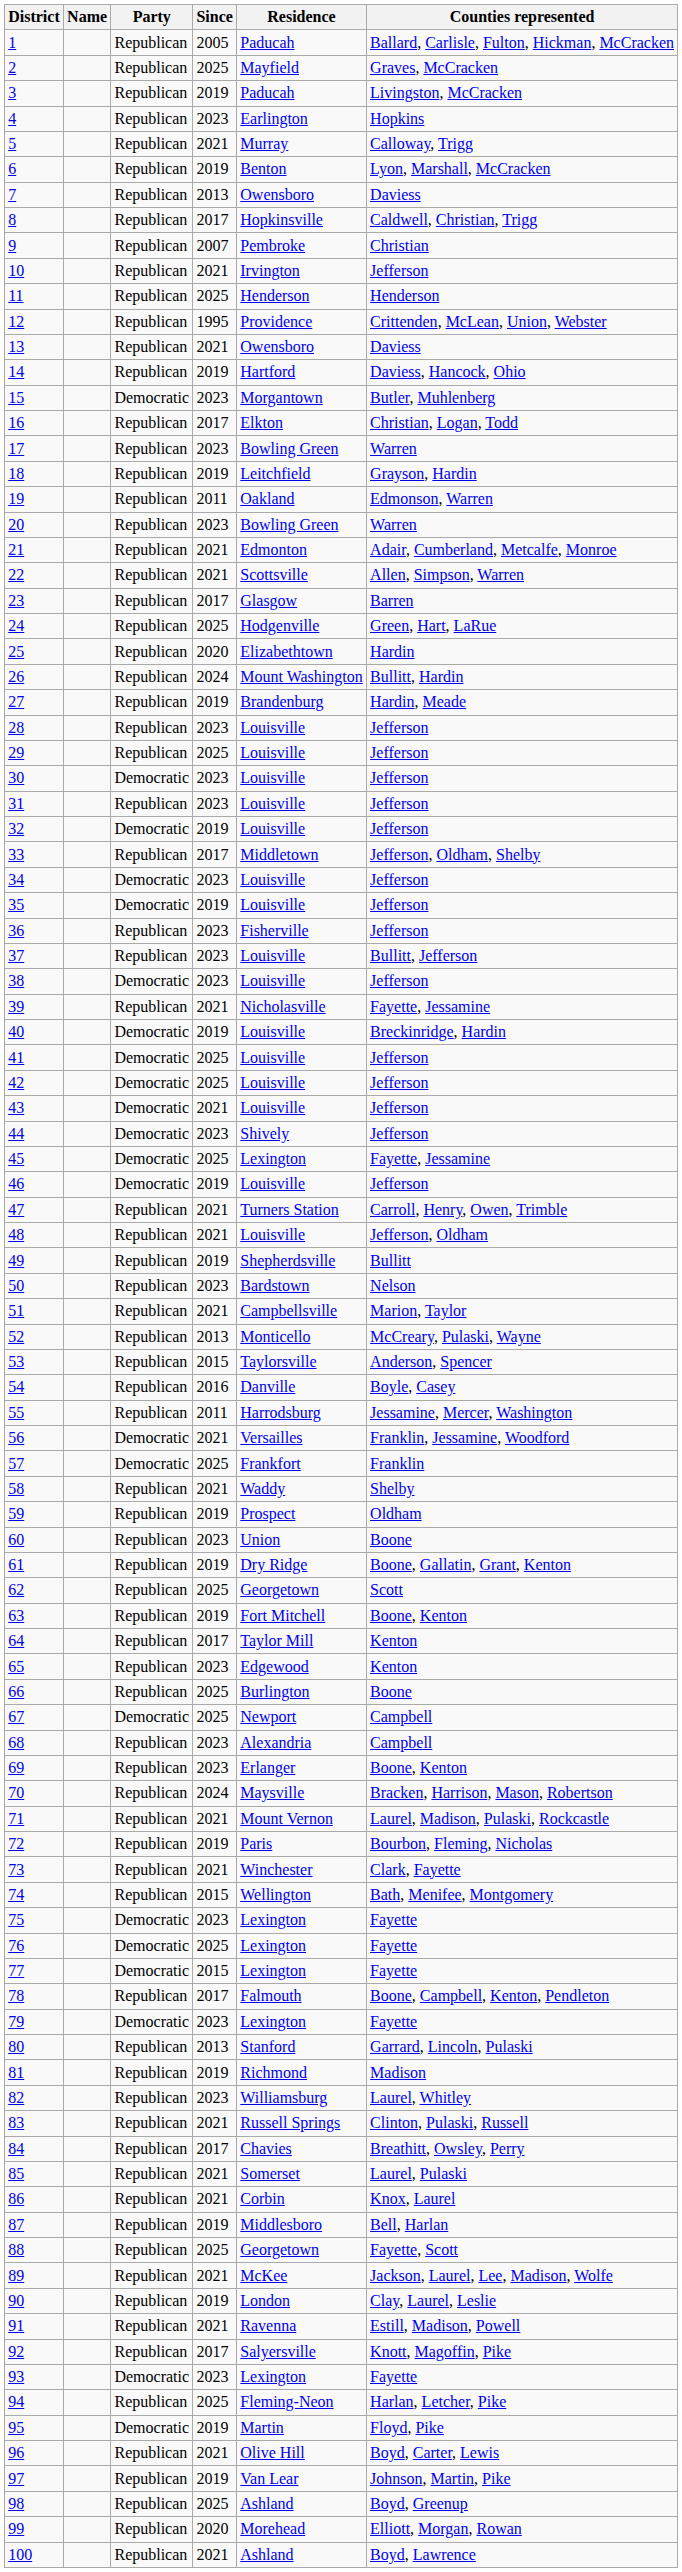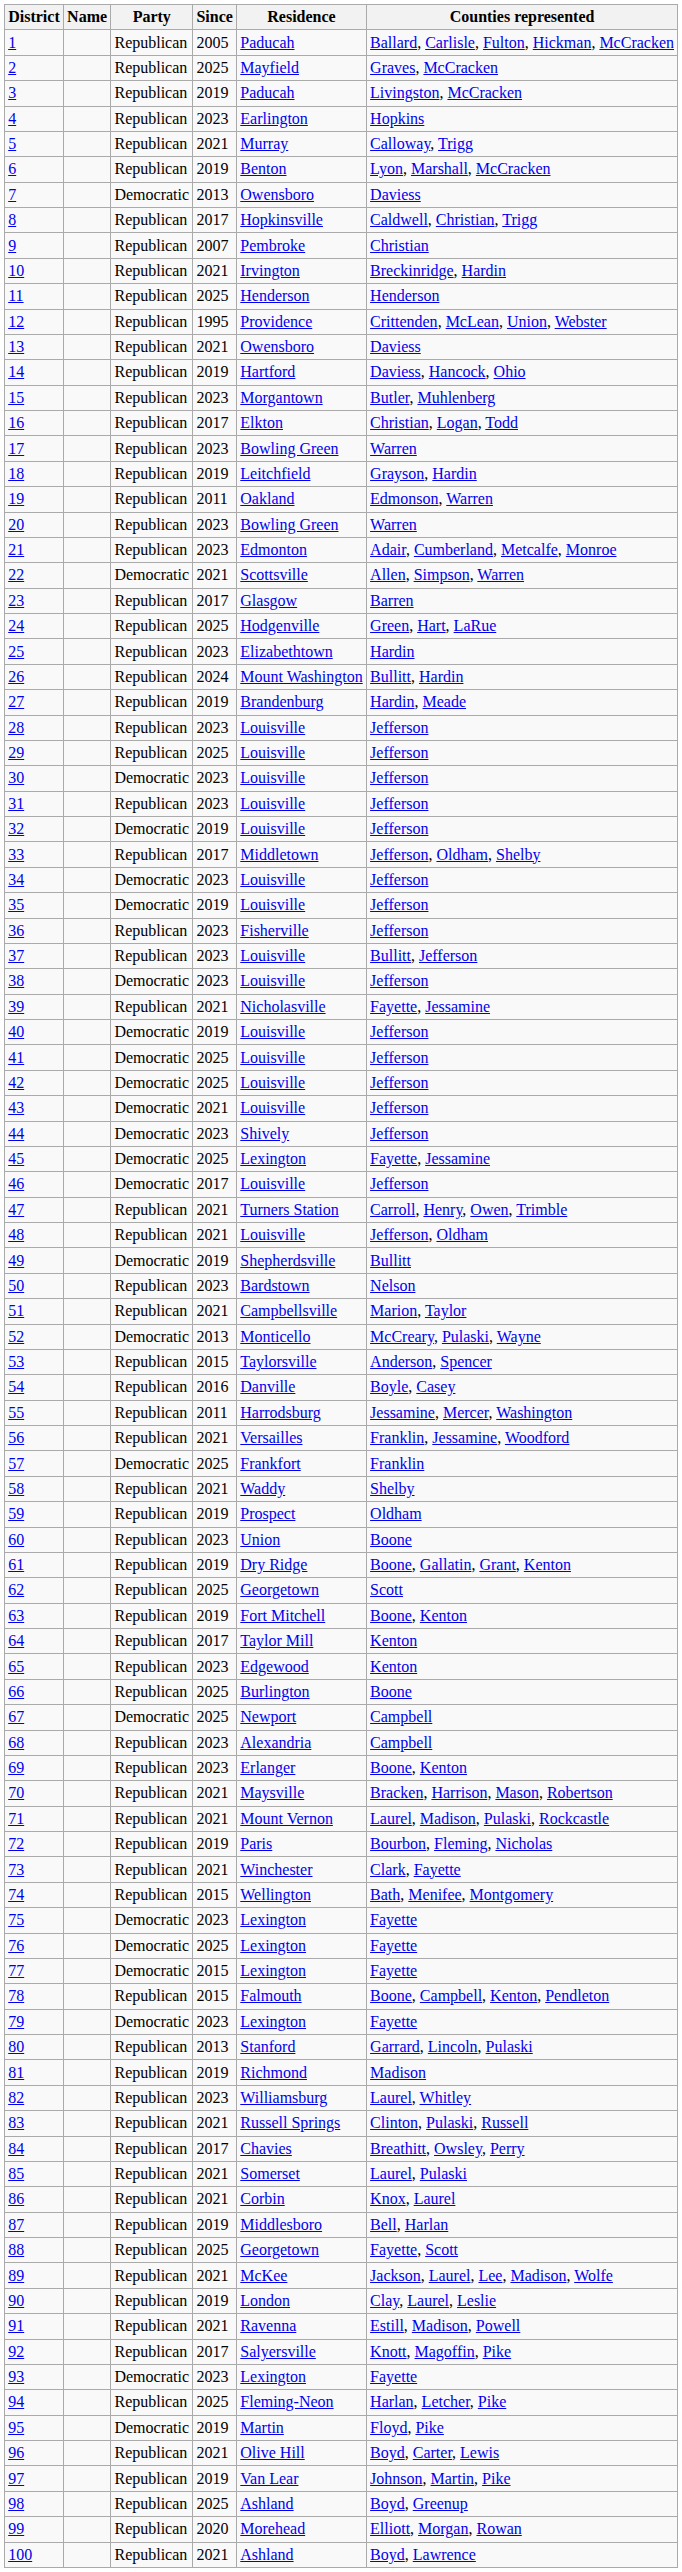(151, 194) Republican -> (152, 194) Democratic
(399, 270) Jefferson -> (438, 270) Breckinridge, Hardin
(152, 397) Democratic -> (151, 397) Republican
(212, 550) 2021 -> (212, 550) 2023
(151, 575) Republican -> (152, 575) Democratic
(212, 651) 2020 -> (212, 651) 2023
(438, 1032) Breckinridge, Hardin -> (399, 1032) Jefferson
(212, 1184) 2019 -> (212, 1184) 2017
(151, 1260) Republican -> (152, 1260) Democratic
(151, 1336) Republican -> (152, 1336) Democratic
(152, 1438) Democratic -> (151, 1438) Republican
(212, 1793) 2024 -> (212, 1793) 2021
(212, 1996) 2017 -> (212, 1996) 2015
